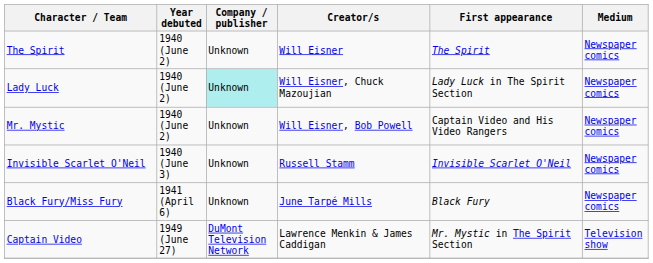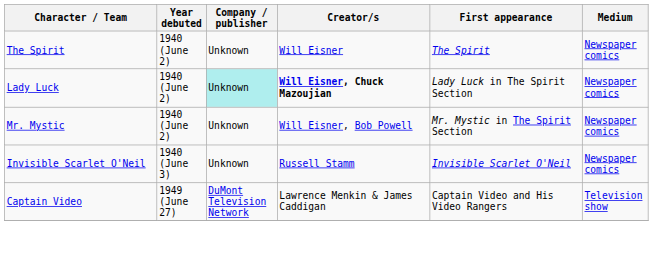(331, 88) normal -> (331, 88) bold
(493, 126) Captain Video and His Video Rangers -> (501, 126) Mr. Mystic in The Spirit Section
- row: (65, 202)
(501, 239) Mr. Mystic in The Spirit Section -> (493, 202) Captain Video and His Video Rangers
